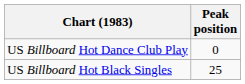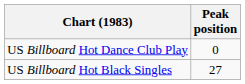(215, 69) 25 -> (215, 69) 27
